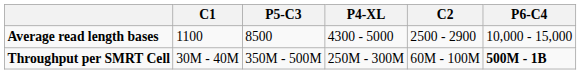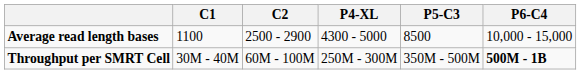columns swapped: (445, 15) <-> (283, 15)
